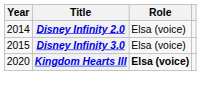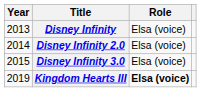+ row: (81, 29)
(18, 62) 2020 -> (18, 78) 2019
